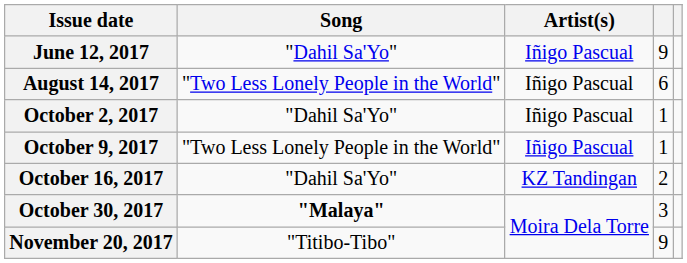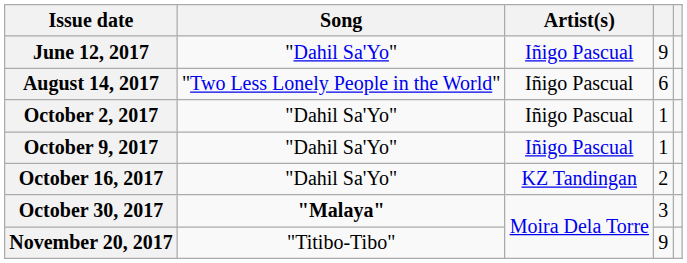(341, 147) "Two Less Lonely People in the World" -> (341, 147) "Dahil Sa'Yo"
